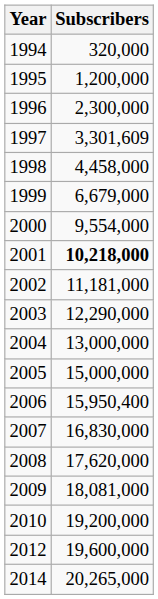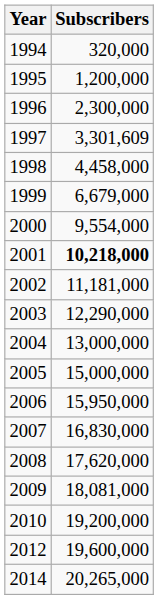(107, 402) 15,950,400 -> (107, 402) 15,950,000
